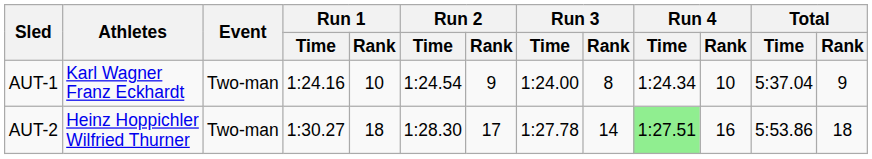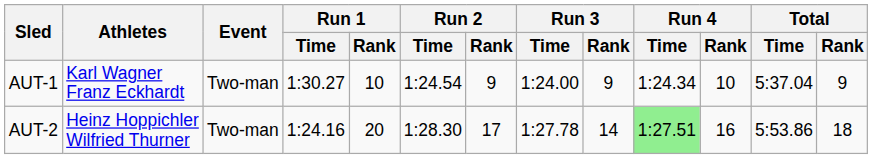(316, 83) 1:24.16 -> (316, 83) 1:30.27
(608, 83) 8 -> (608, 83) 9
(316, 130) 1:30.27 -> (316, 130) 1:24.16
(374, 130) 18 -> (374, 130) 20
